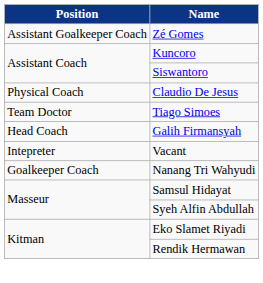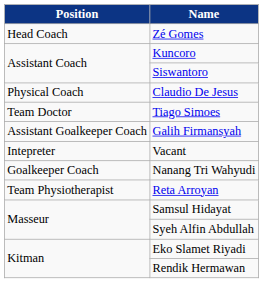(77, 33) Assistant Goalkeeper Coach -> (38, 33) Head Coach
(38, 131) Head Coach -> (77, 131) Assistant Goalkeeper Coach
+ row: (186, 190)
